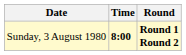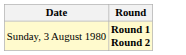- column: (123, 13)
